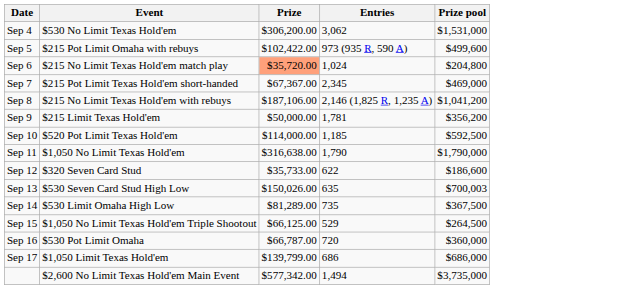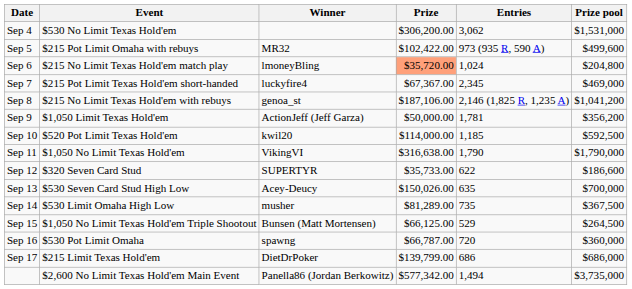+ column: (328, 13)
(101, 118) $215 Limit Texas Hold'em -> (105, 118) $1,050 Limit Texas Hold'em
(466, 188) $700,003 -> (603, 188) $700,000
(105, 258) $1,050 Limit Texas Hold'em -> (101, 258) $215 Limit Texas Hold'em
